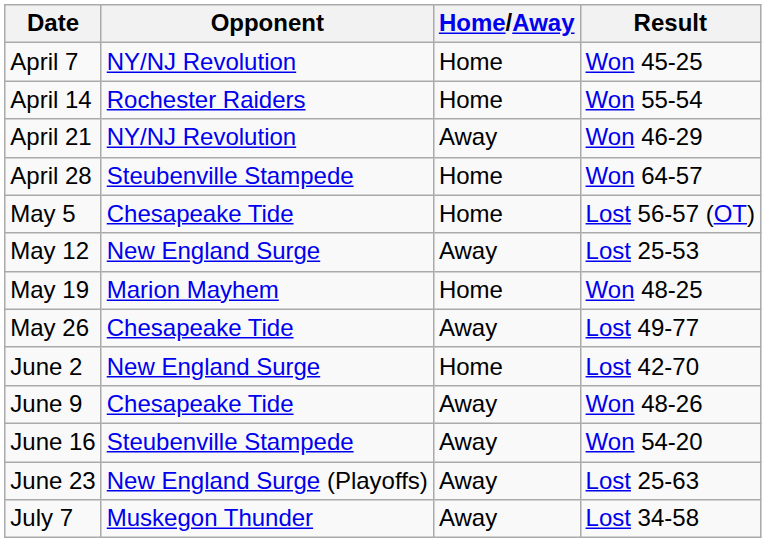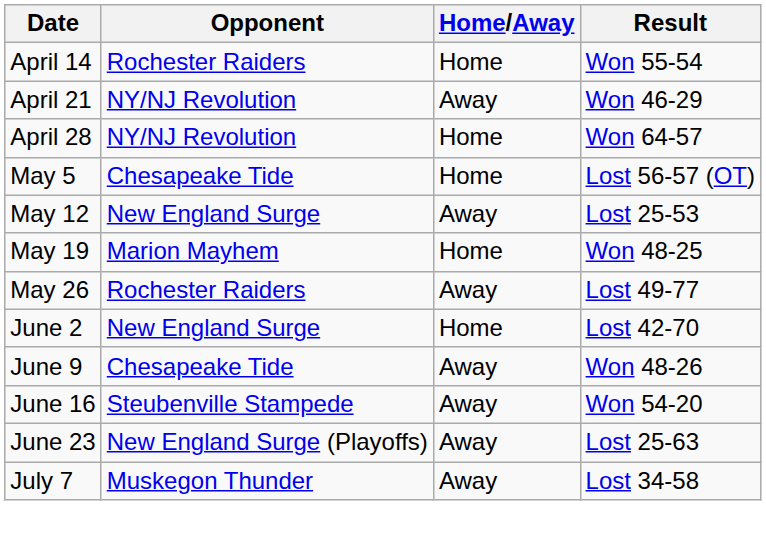- row: (44, 61)
(230, 175) Steubenville Stampede -> (201, 137) NY/NJ Revolution
(200, 328) Chesapeake Tide -> (206, 289) Rochester Raiders
